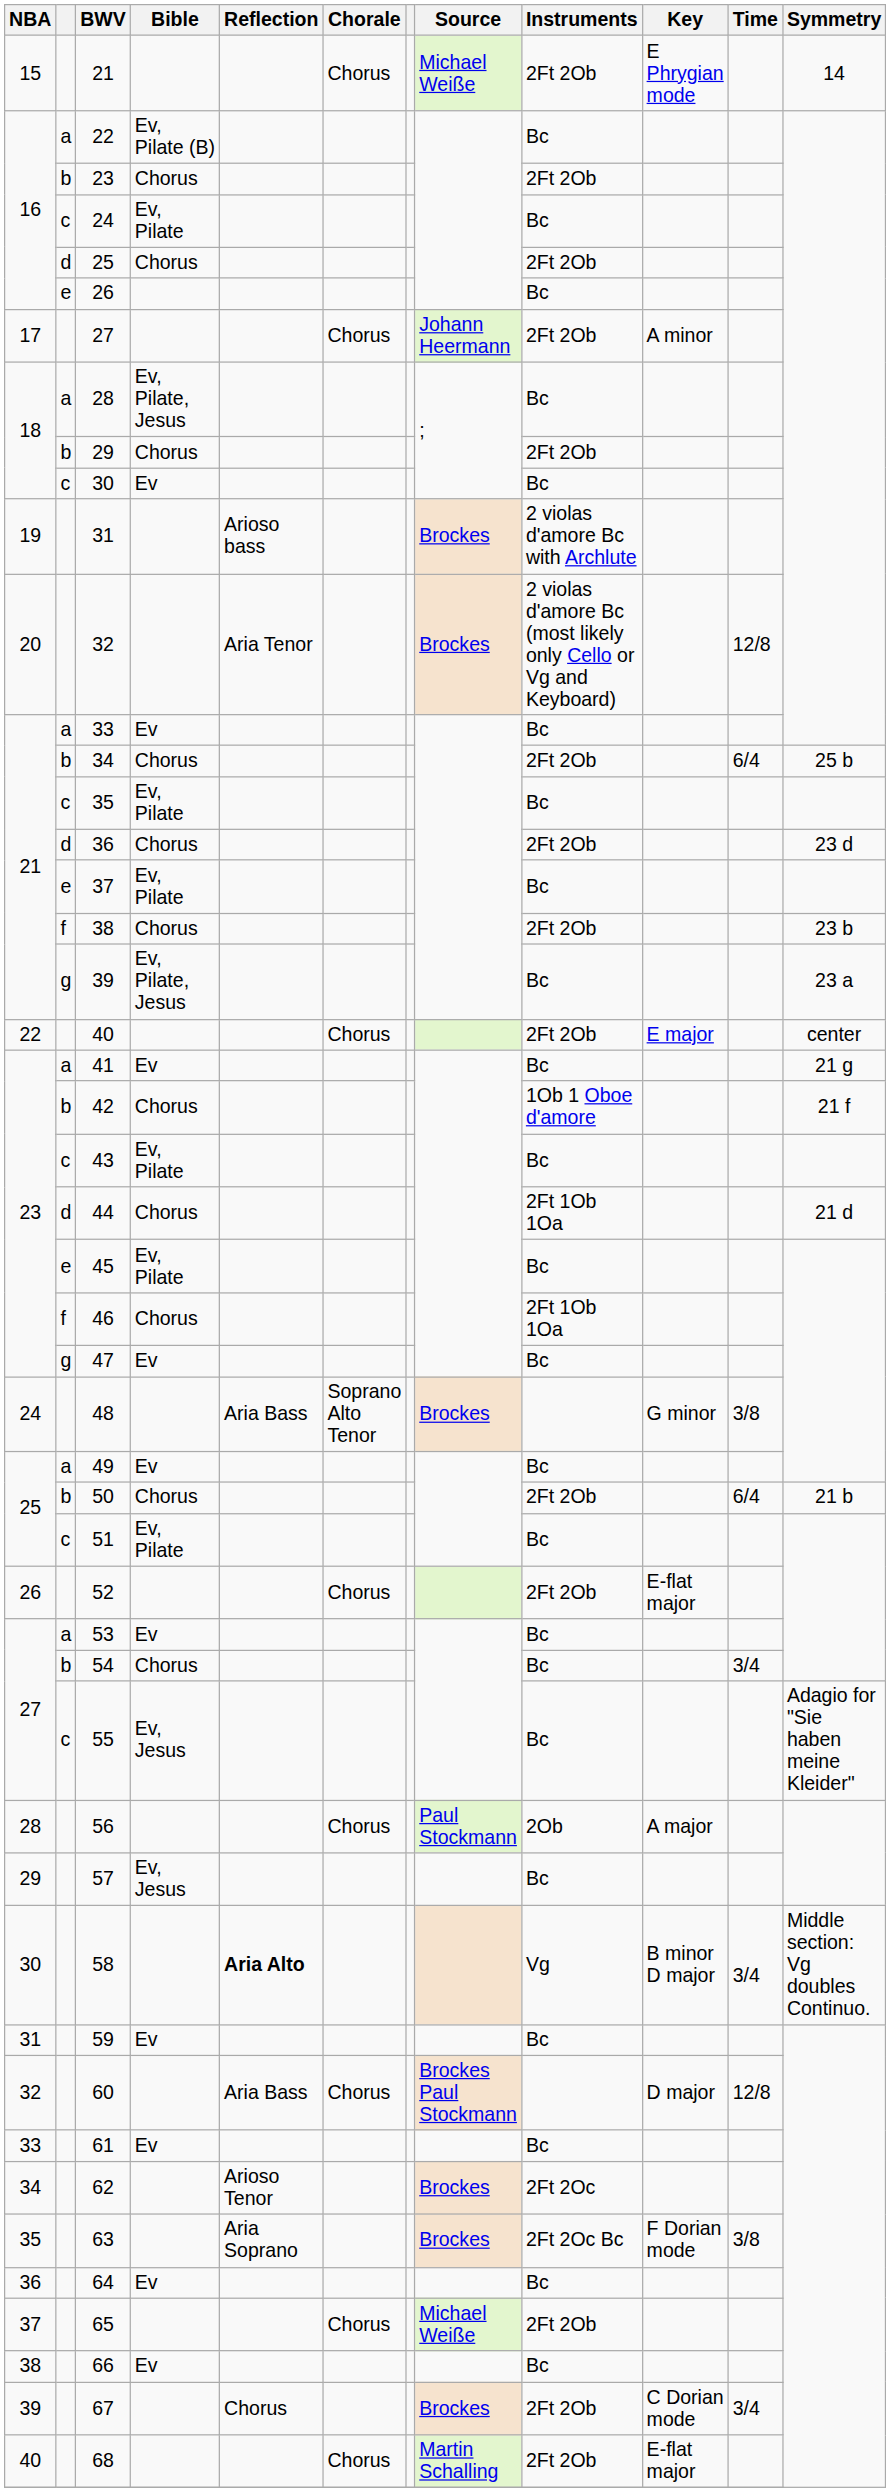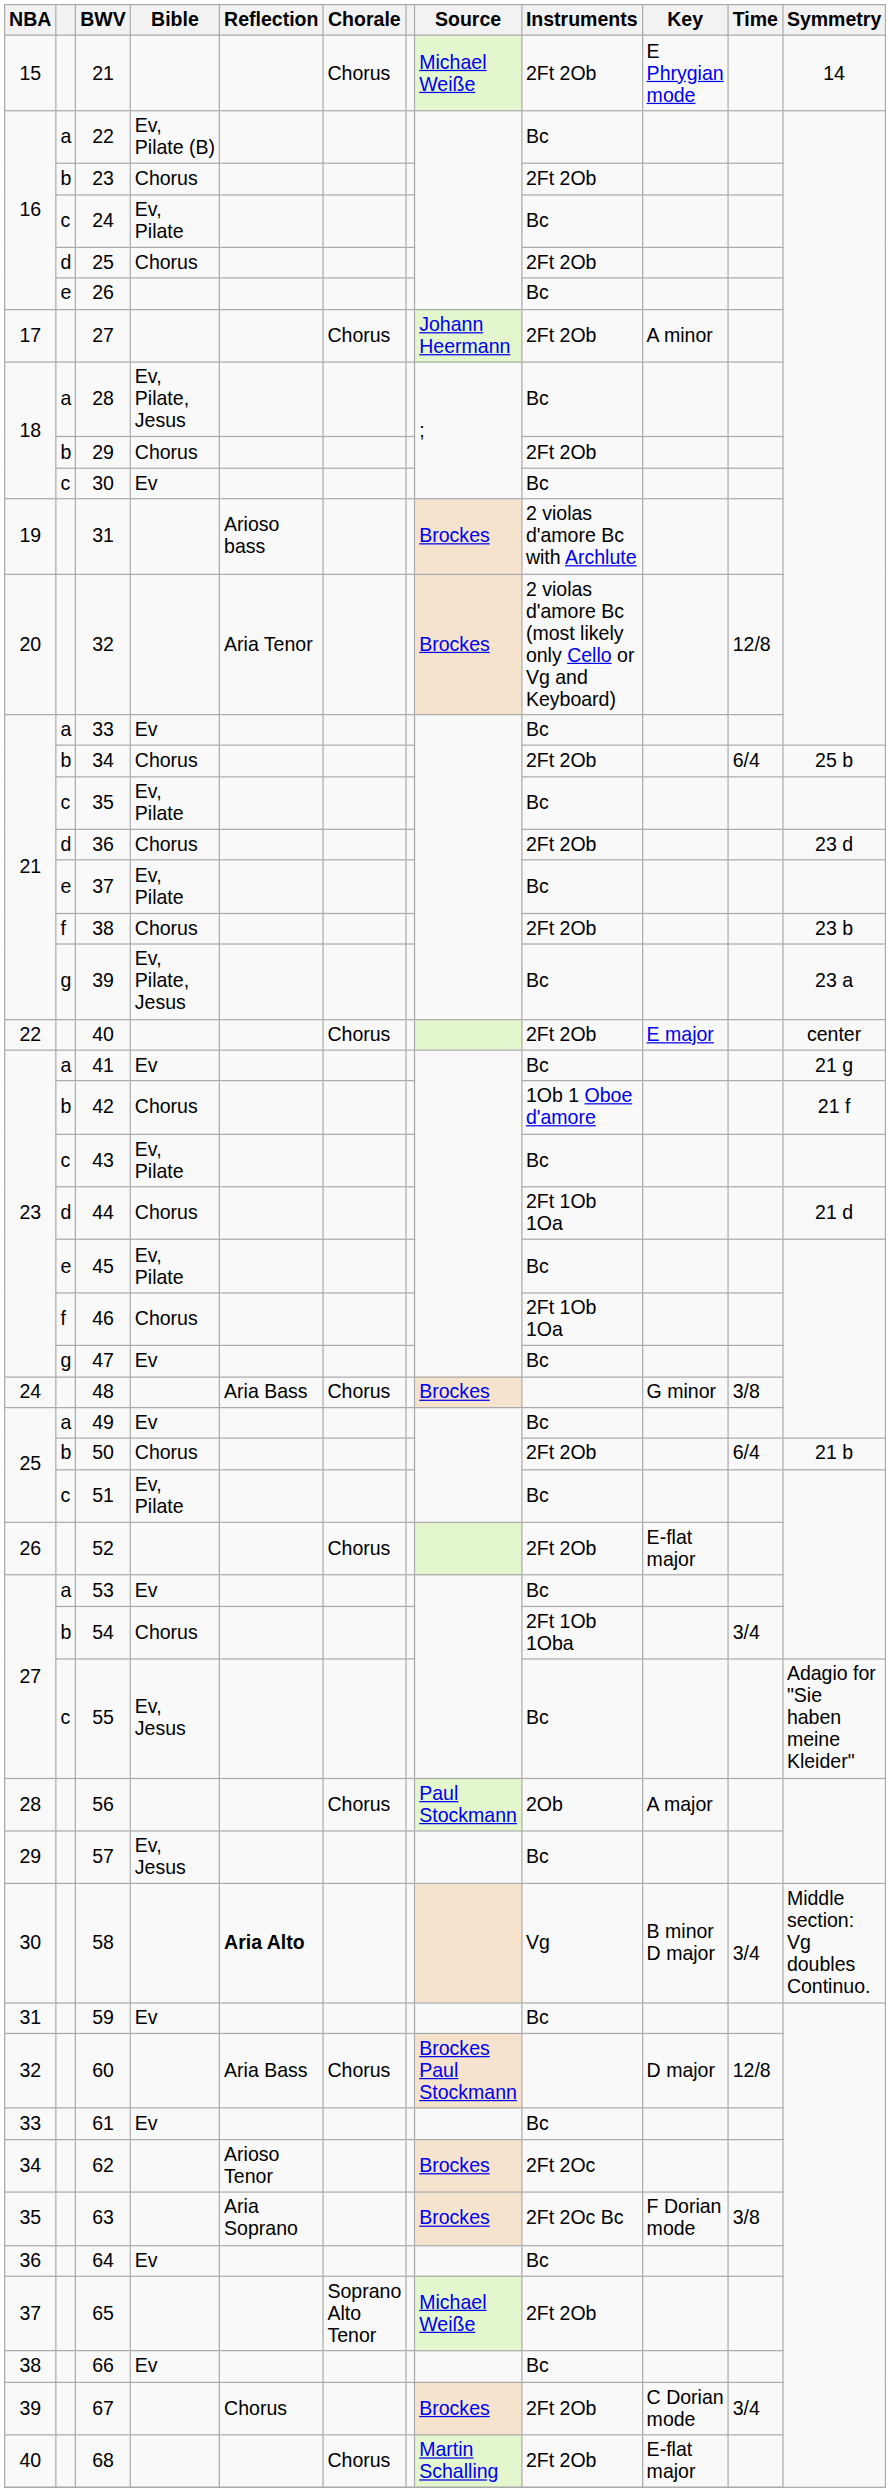(364, 1413) Soprano Alto Tenor -> (359, 1391) Chorus
(537, 1665) Bc -> (561, 1632) 2Ft 1Ob 1Oba
(359, 2324) Chorus -> (364, 2313) Soprano Alto Tenor
